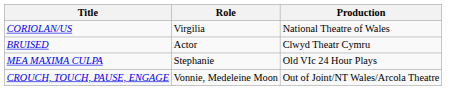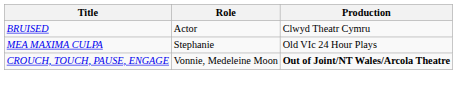- row: (39, 28)
(361, 77) normal -> (366, 61) bold
